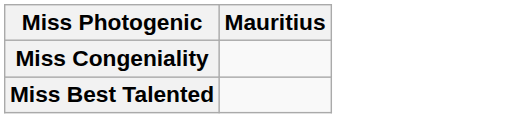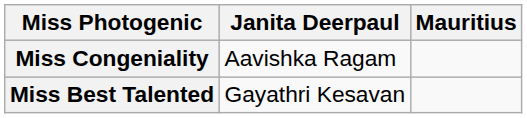+ column: (315, 22)
